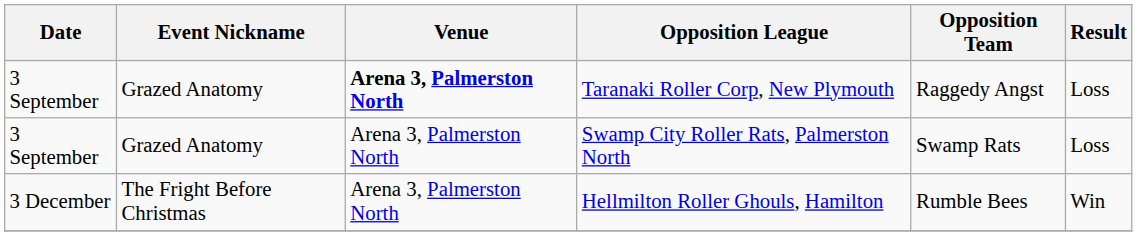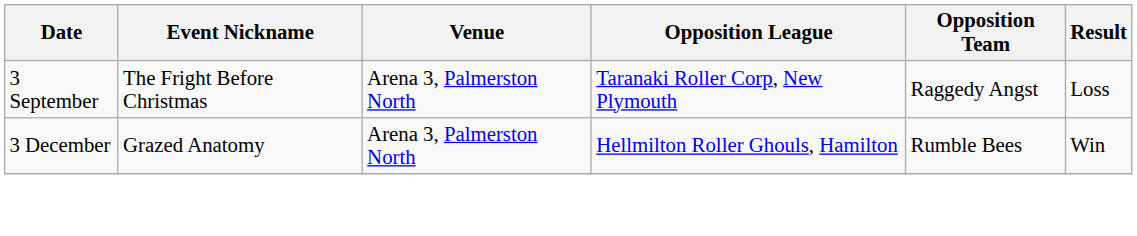(192, 89) Grazed Anatomy -> (198, 89) The Fright Before Christmas
(442, 89) bold -> (452, 89) normal
- row: (735, 145)
(197, 201) The Fright Before Christmas -> (194, 145) Grazed Anatomy
